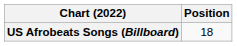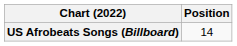(207, 31) 18 -> (207, 31) 14
